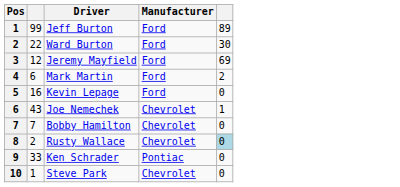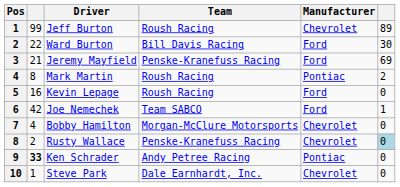+ column: (220, 13)
(154, 29) Ford -> (330, 29) Chevrolet
(36, 61) 12 -> (36, 61) 21
(33, 77) 6 -> (33, 77) 8
(154, 77) Ford -> (324, 77) Pontiac
(36, 110) 43 -> (36, 110) 42
(169, 110) Chevrolet -> (315, 110) Ford
(33, 126) 7 -> (33, 126) 4
(36, 158) normal -> (36, 158) bold
